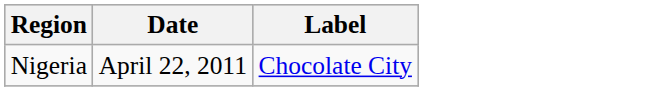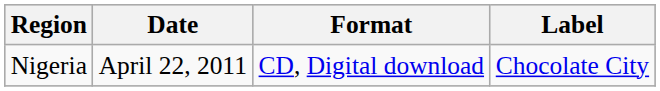+ column: (371, 24)
